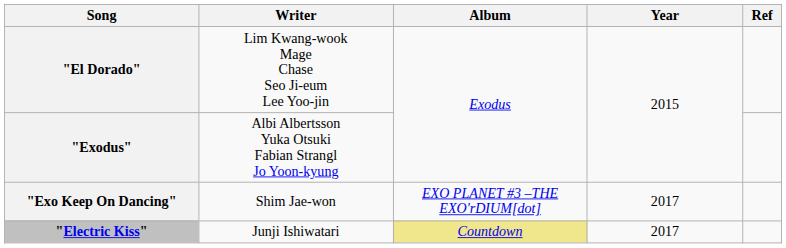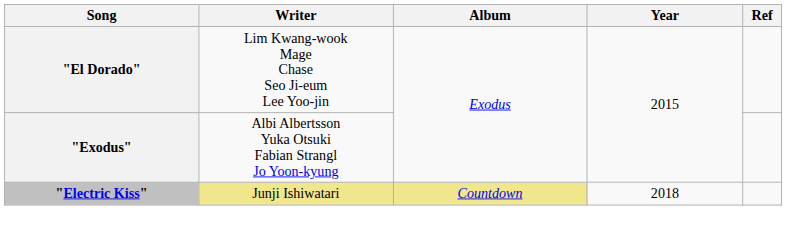- row: (102, 201)
(296, 231) no background -> (296, 193) khaki background
(665, 231) 2017 -> (665, 193) 2018
